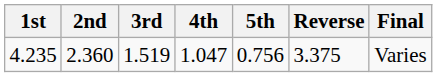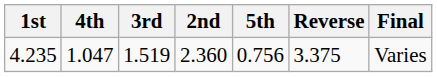columns swapped: (90, 21) <-> (204, 21)
